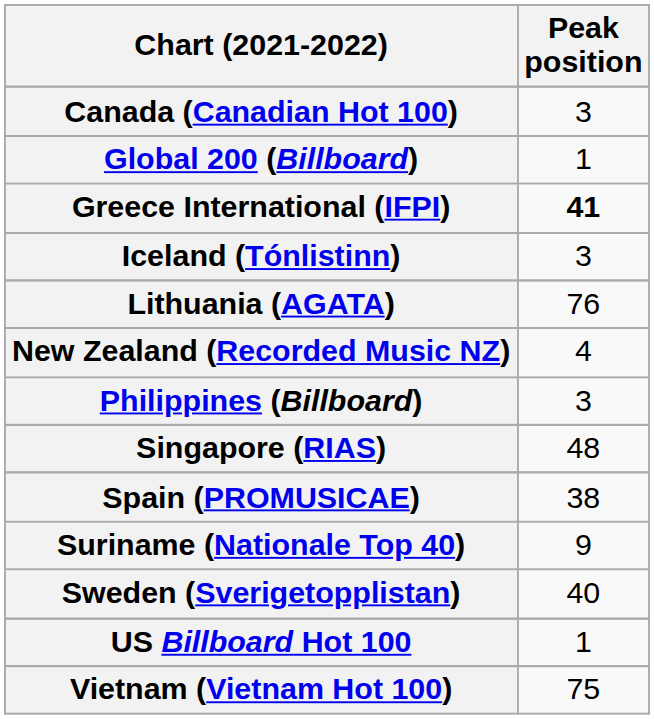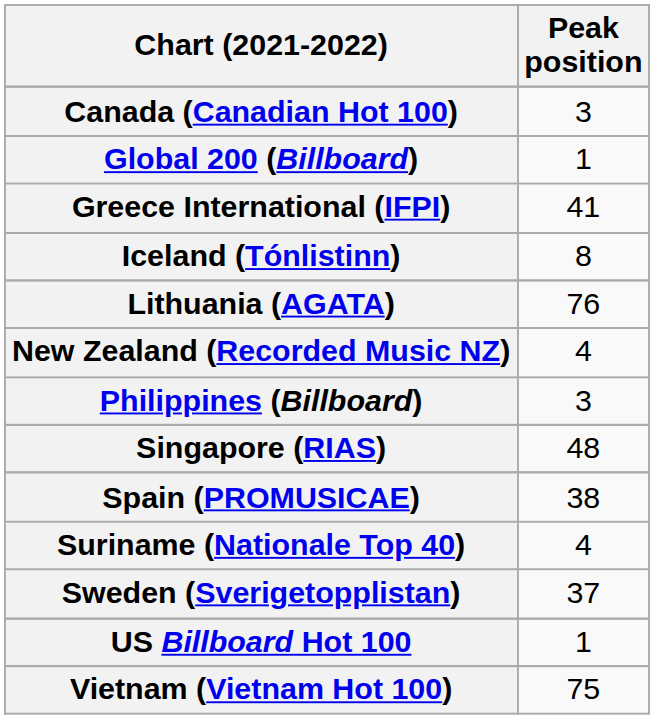(583, 207) bold -> (583, 207) normal
(583, 255) 3 -> (583, 255) 8
(583, 544) 9 -> (583, 544) 4
(583, 593) 40 -> (583, 593) 37
